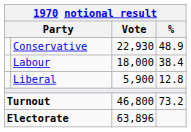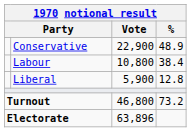(135, 46) 22,930 -> (135, 46) 22,900
(135, 63) 18,000 -> (135, 63) 10,800
